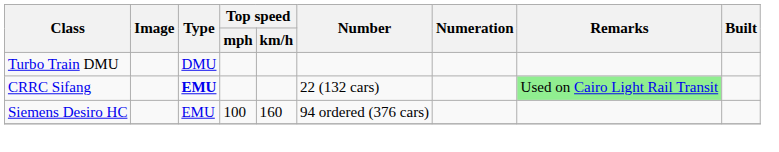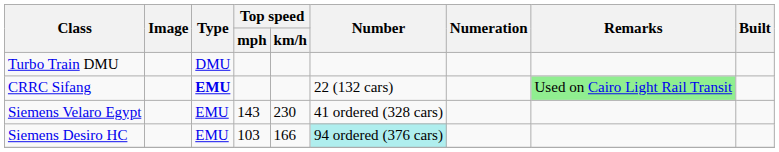+ row: (75, 111)
(235, 111) 100 -> (249, 135) 103
(271, 111) 160 -> (285, 135) 166
(365, 111) no background -> (378, 135) paleturquoise background
